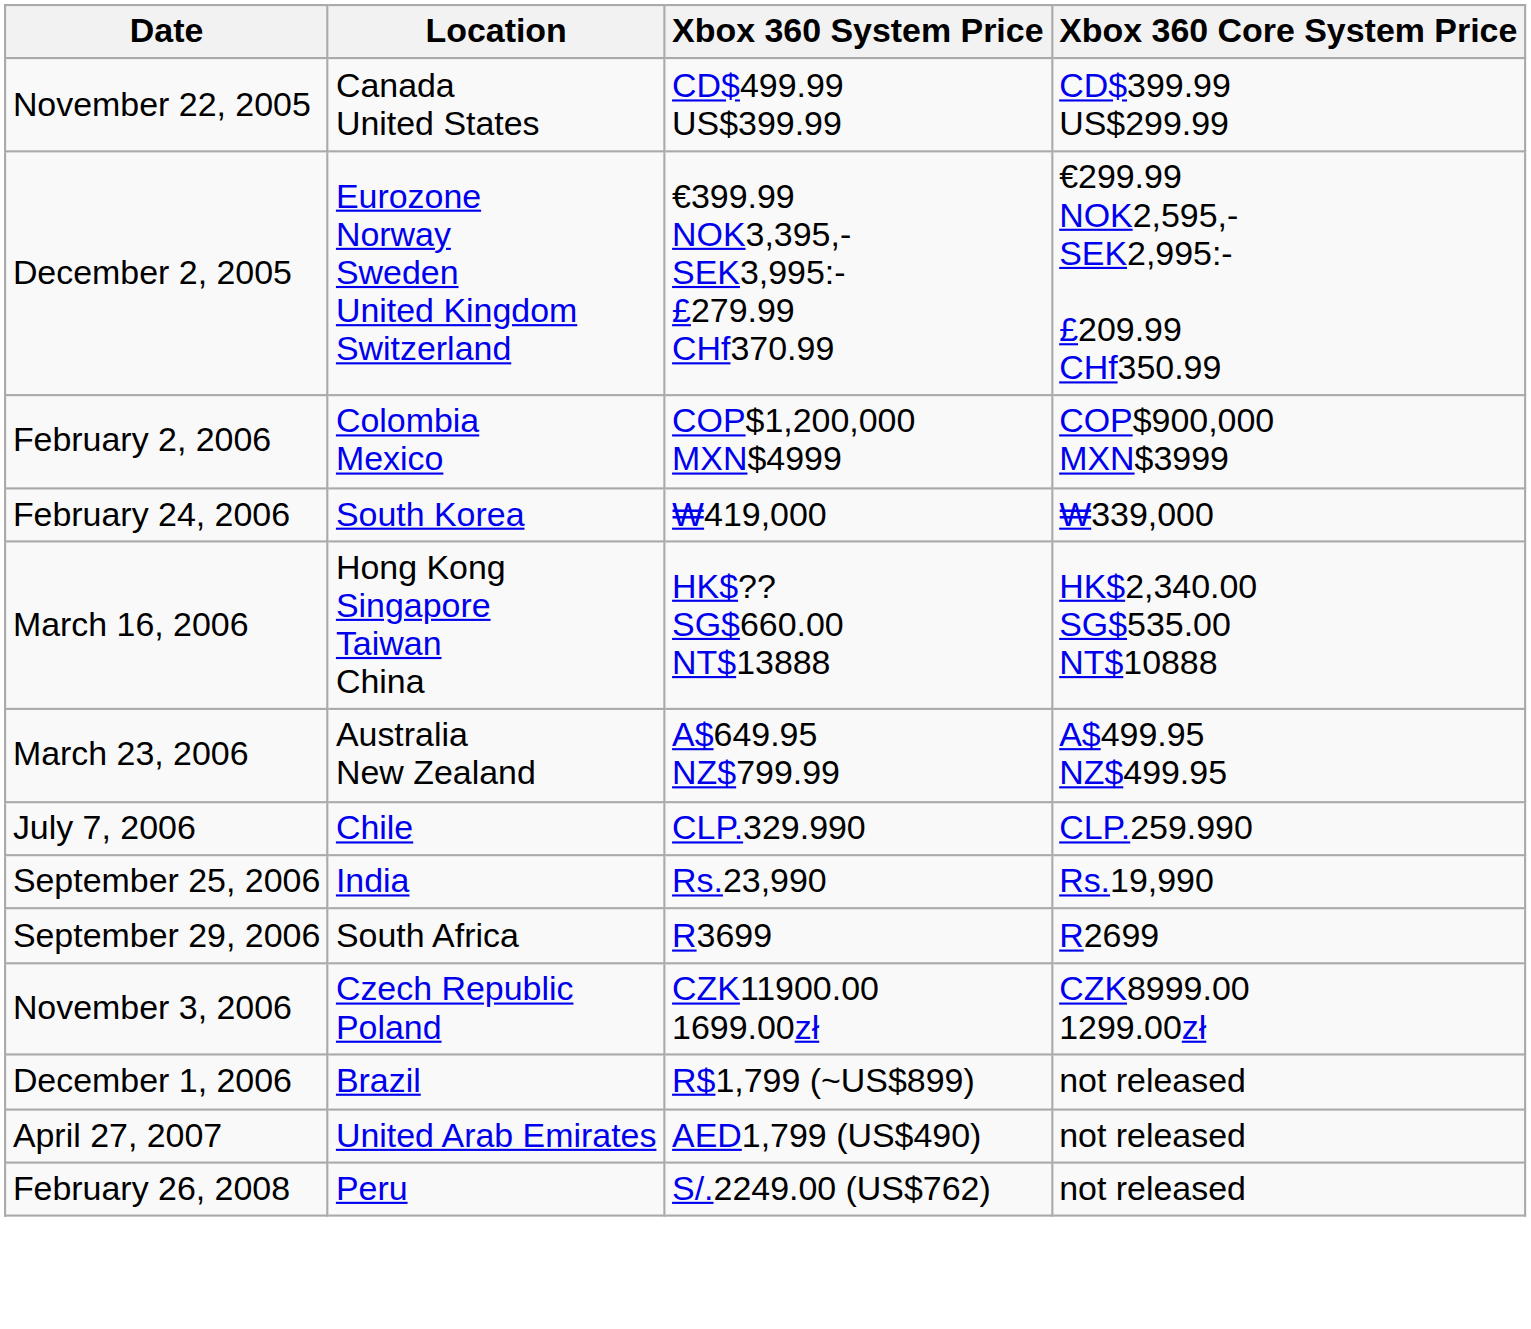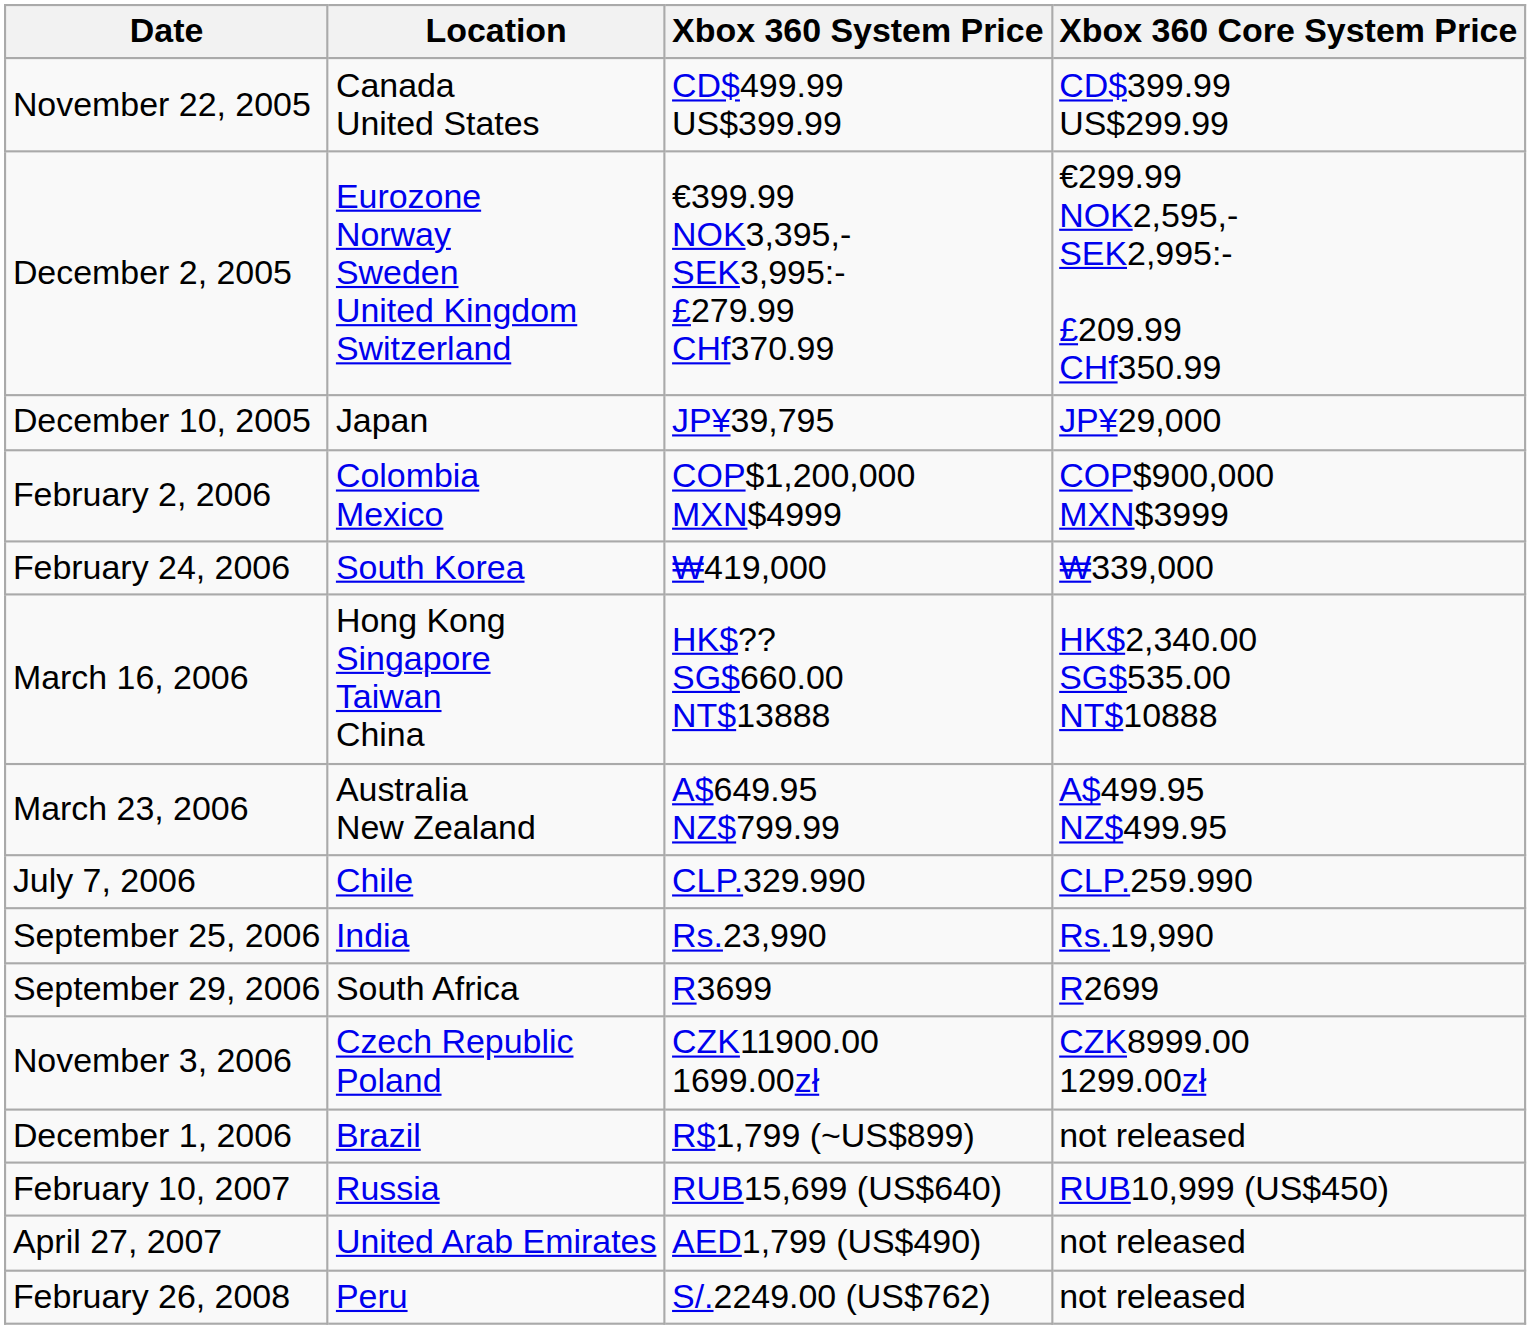+ row: (162, 421)
+ row: (151, 1188)
